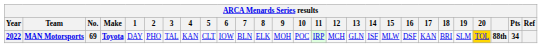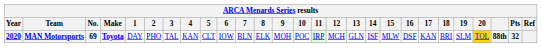(14, 36) 2022 -> (14, 36) 2020
(515, 36) 34 -> (515, 36) 32
